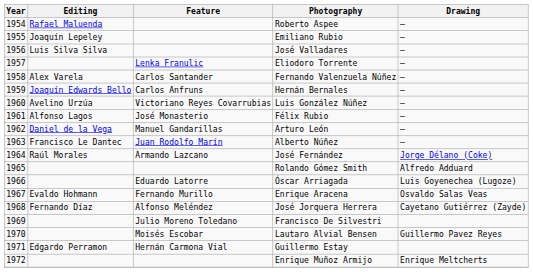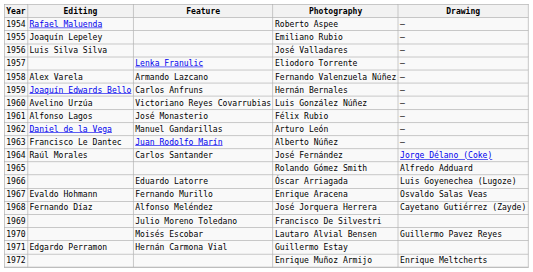(174, 77) Carlos Santander -> (172, 77) Armando Lazcano
(172, 155) Armando Lazcano -> (174, 155) Carlos Santander
